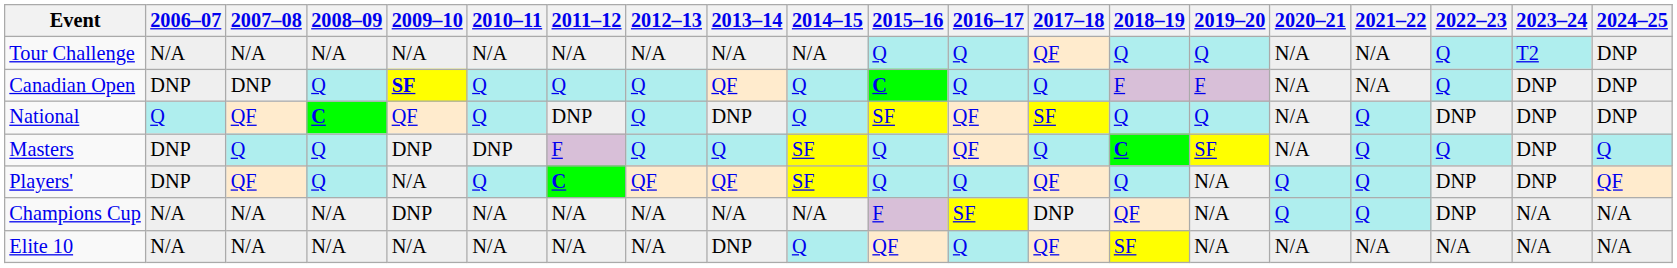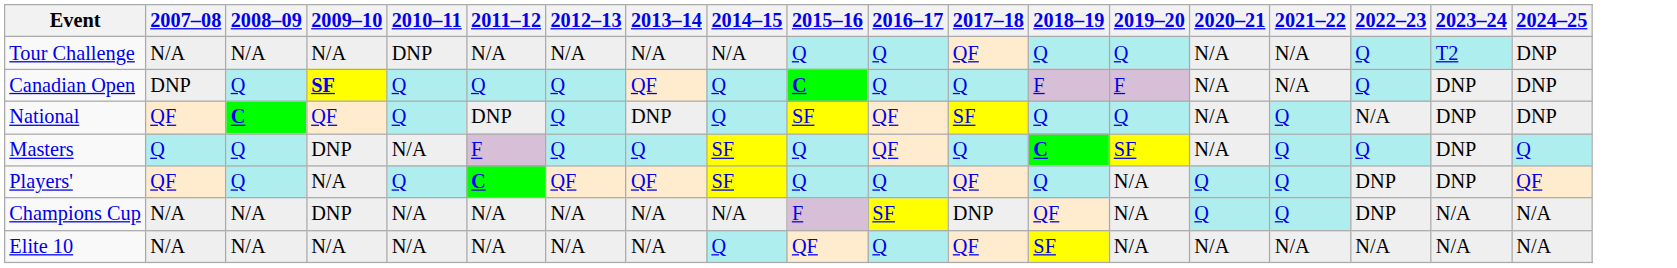- column: (186, 20)
(490, 52) N/A -> (412, 52) DNP
(1456, 117) DNP -> (1373, 117) N/A
(492, 149) DNP -> (409, 149) N/A
(732, 246) DNP -> (648, 246) N/A
